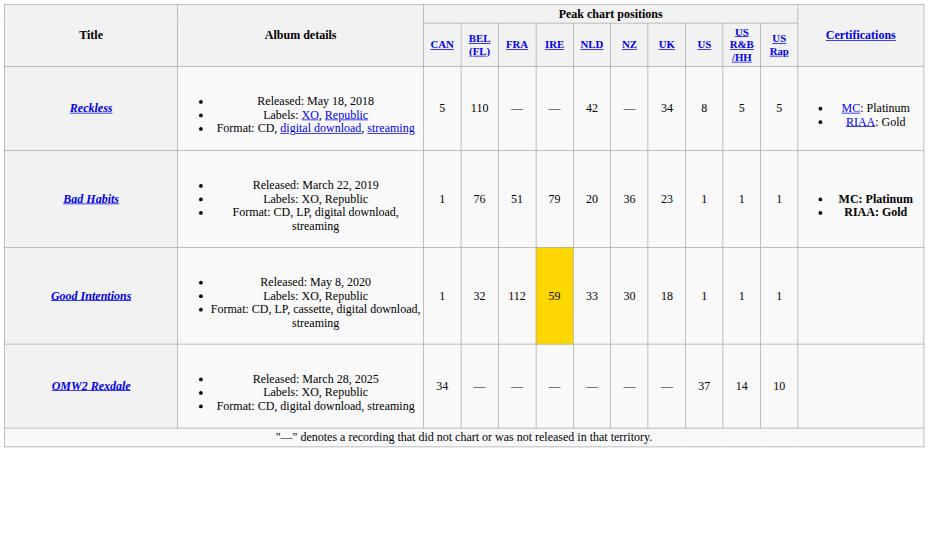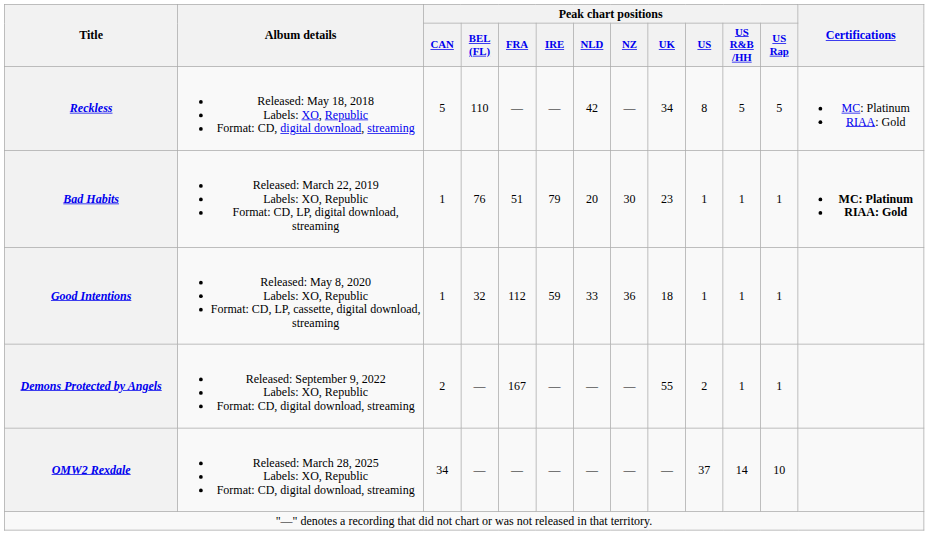(629, 198) 36 -> (629, 198) 30
(555, 295) gold background -> (555, 295) no background
(629, 295) 30 -> (629, 295) 36
+ row: (91, 386)
